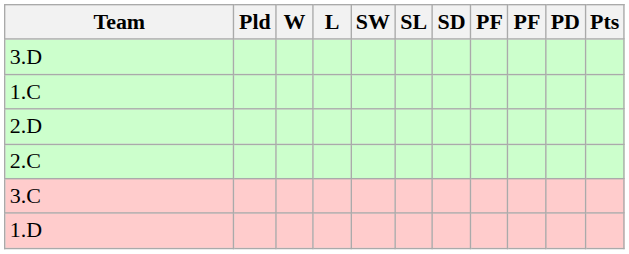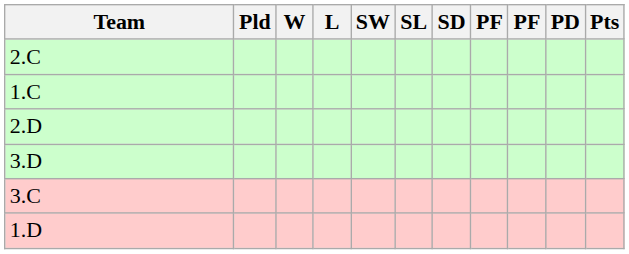rows swapped: (26, 56) <-> (25, 160)
